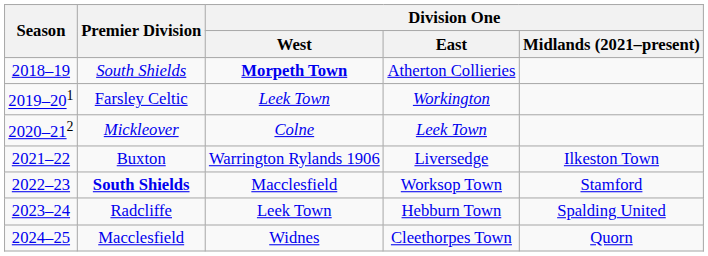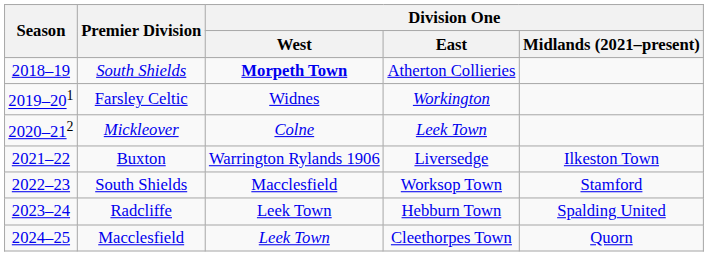(294, 99) Leek Town -> (294, 99) Widnes
(141, 185) bold -> (141, 185) normal
(294, 237) Widnes -> (294, 237) Leek Town
